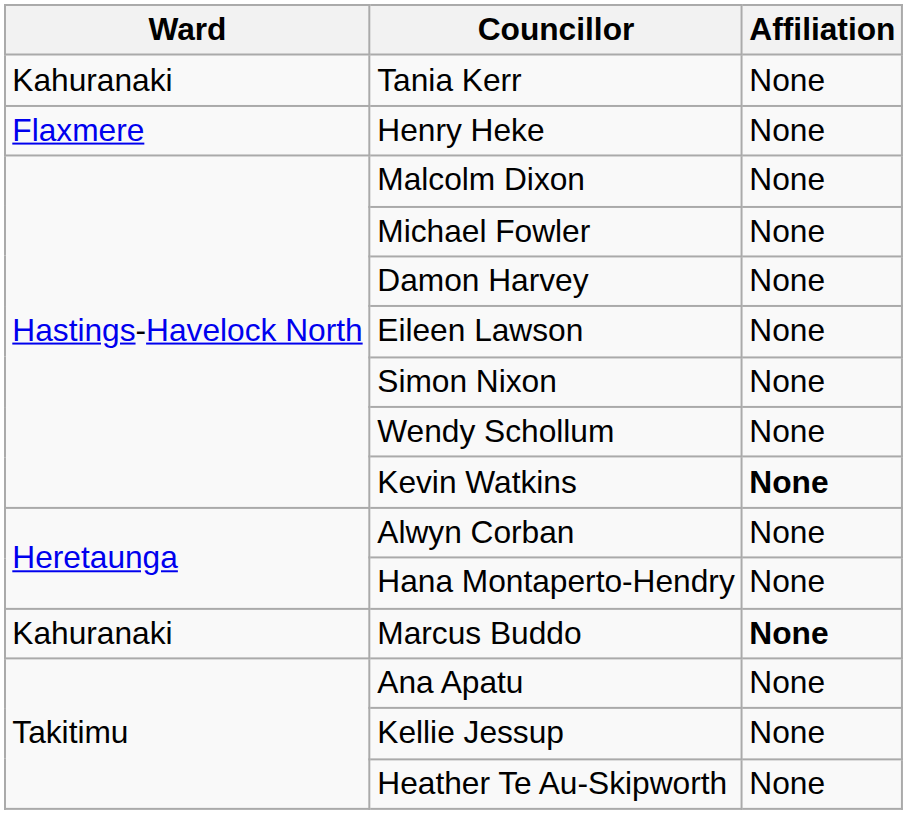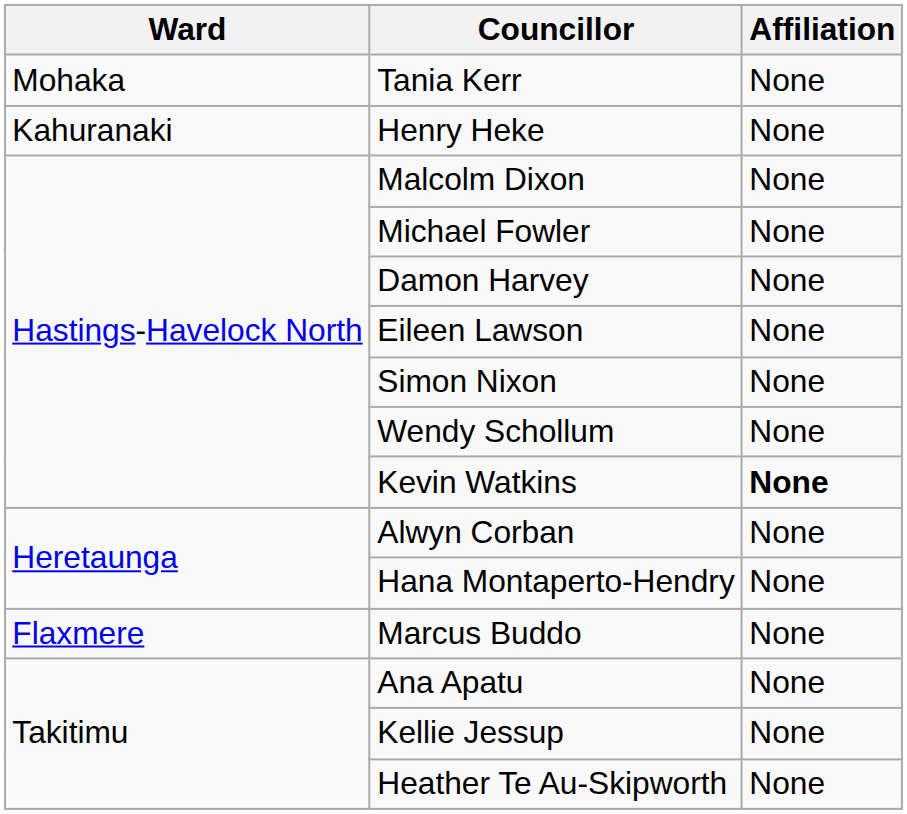(92, 79) Kahuranaki -> (69, 79) Mohaka
(78, 130) Flaxmere -> (92, 130) Kahuranaki
(92, 632) Kahuranaki -> (78, 632) Flaxmere
(789, 632) bold -> (787, 632) normal
